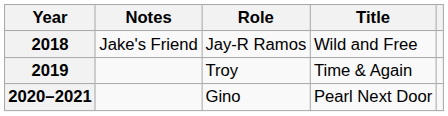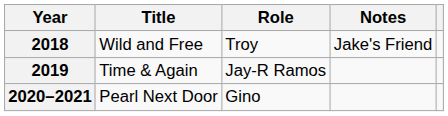columns swapped: (373, 17) <-> (149, 17)
(256, 44) Jay-R Ramos -> (242, 44) Troy
(222, 70) Troy -> (276, 70) Jay-R Ramos
